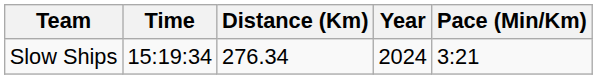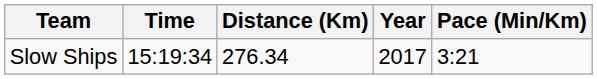(403, 56) 2024 -> (403, 56) 2017
